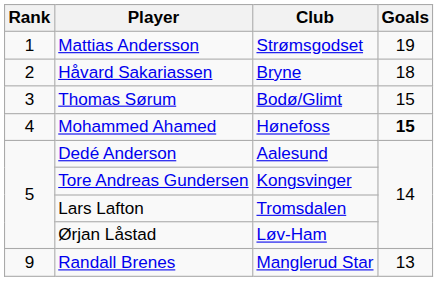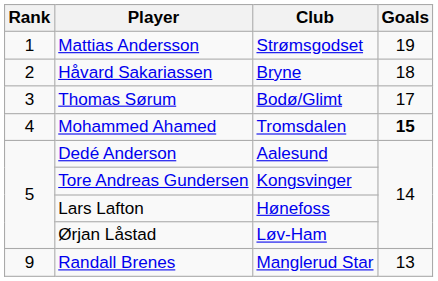(405, 99) 15 -> (405, 99) 17
(293, 126) Hønefoss -> (301, 126) Tromsdalen
(301, 208) Tromsdalen -> (293, 208) Hønefoss
